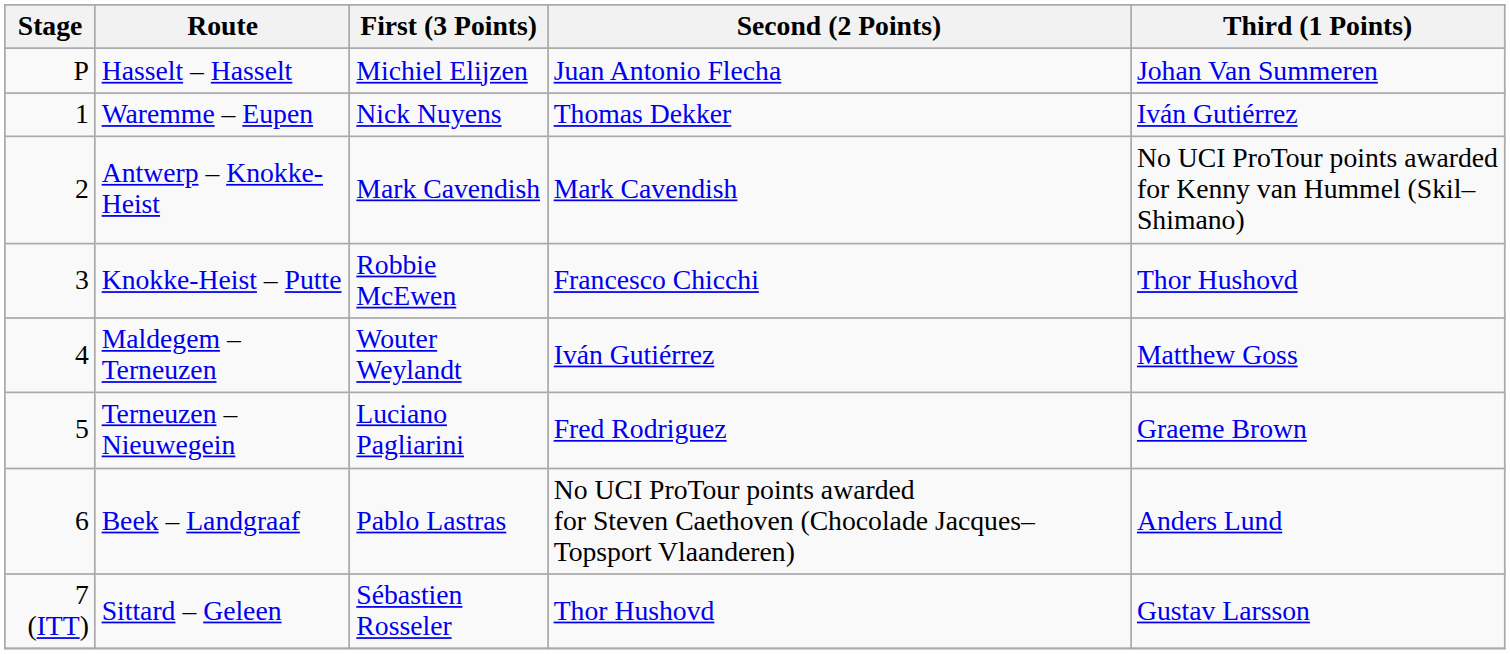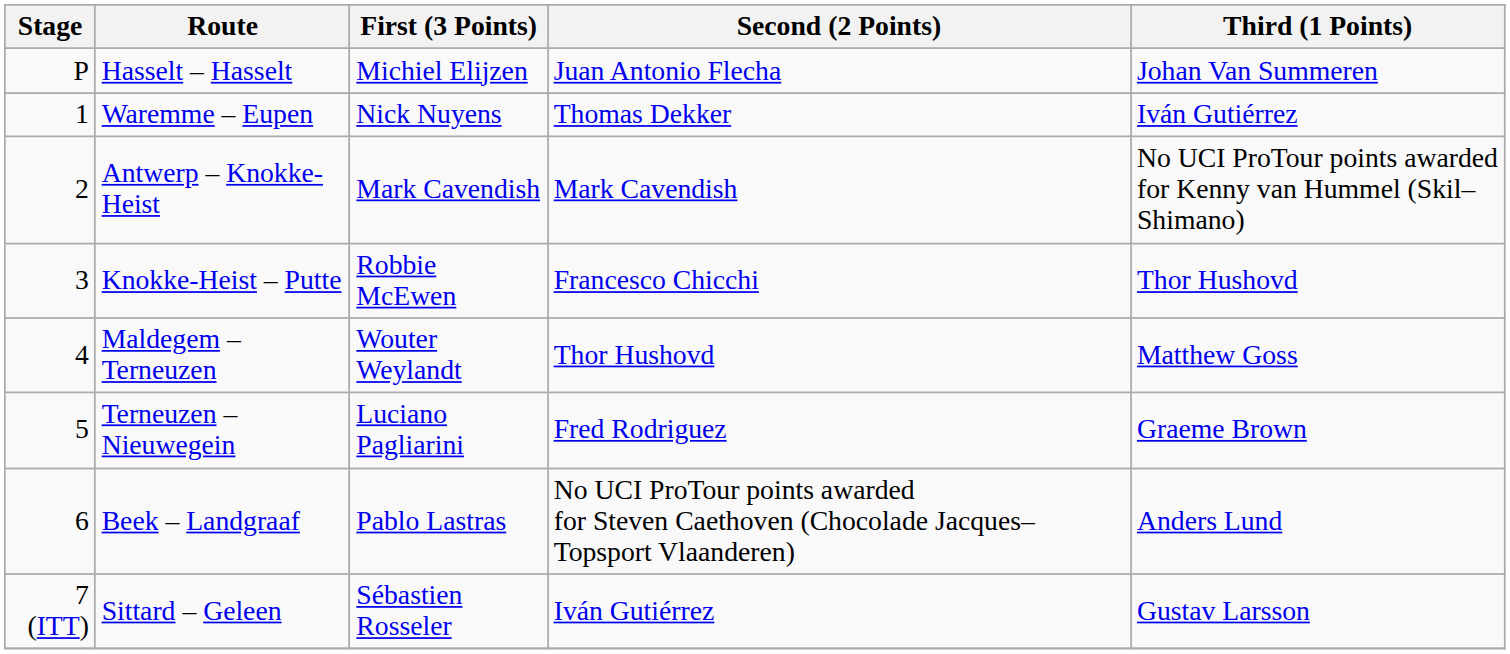(634, 354) Iván Gutiérrez -> (634, 354) Thor Hushovd
(634, 611) Thor Hushovd -> (634, 611) Iván Gutiérrez
